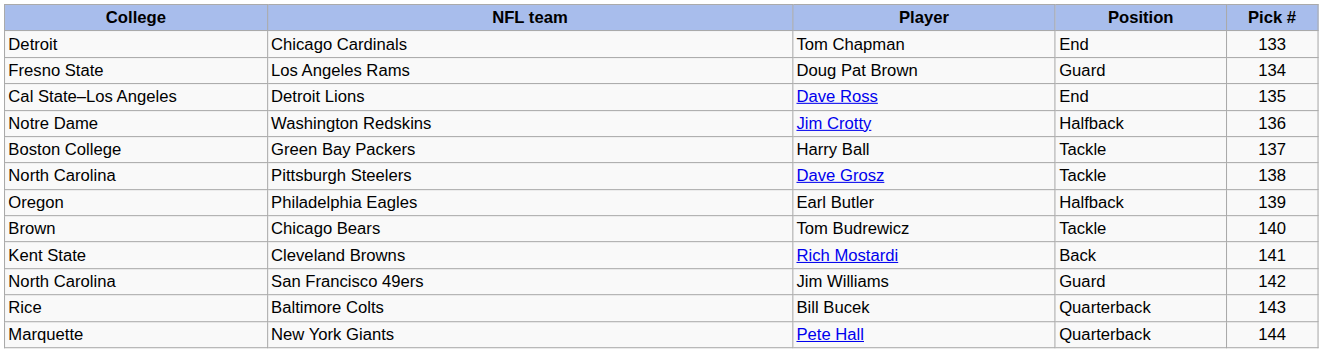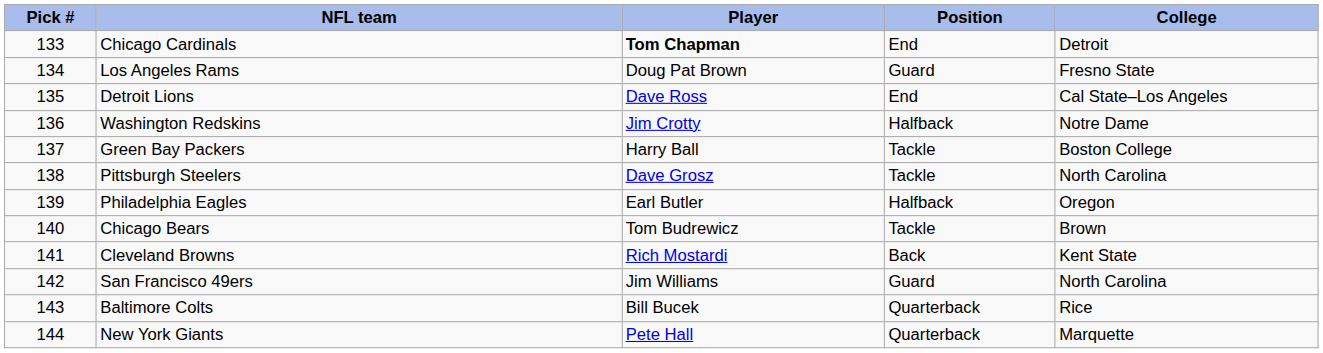columns swapped: (1272, 17) <-> (136, 17)
(851, 44) normal -> (683, 44) bold
